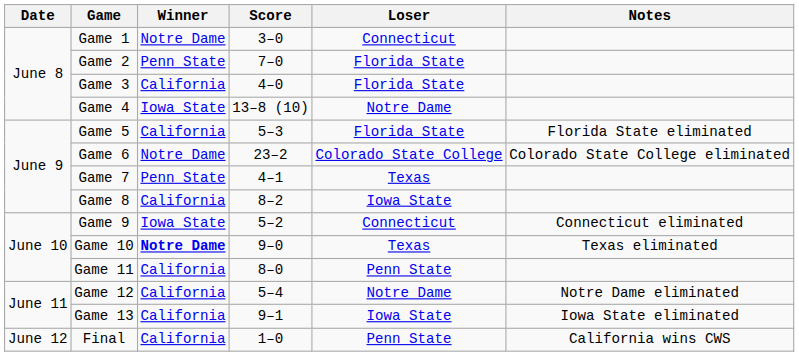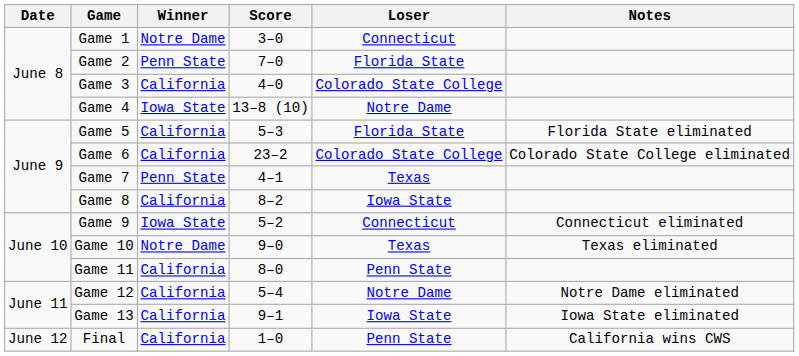(409, 85) Florida State -> (409, 85) Colorado State College
(183, 155) Notre Dame -> (183, 155) California
(183, 247) bold -> (183, 247) normal
